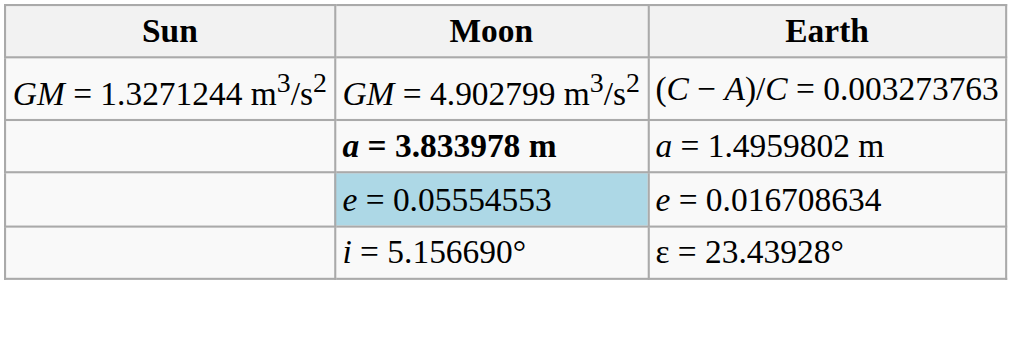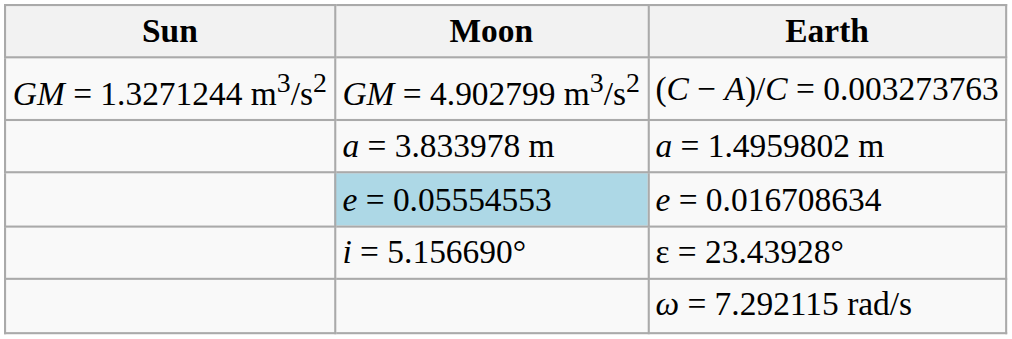(450, 146) bold -> (448, 146) normal
+ row: (784, 305)
